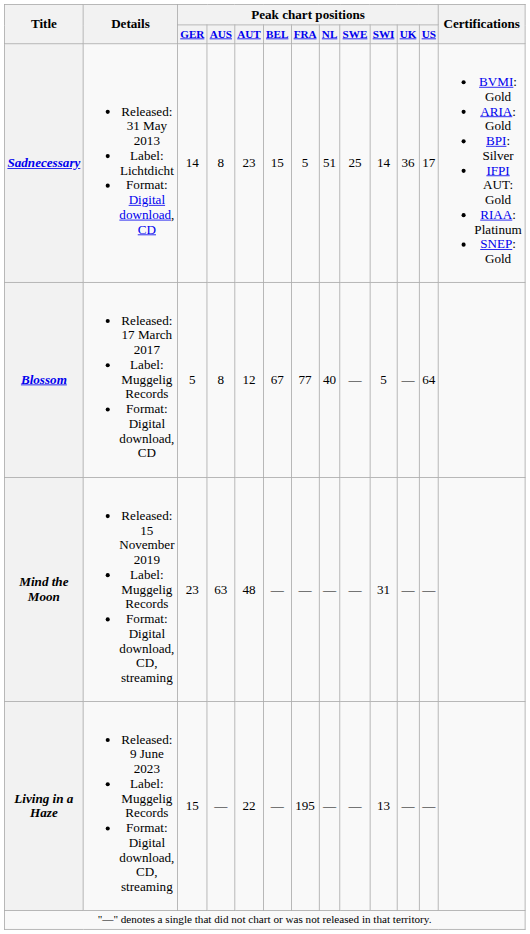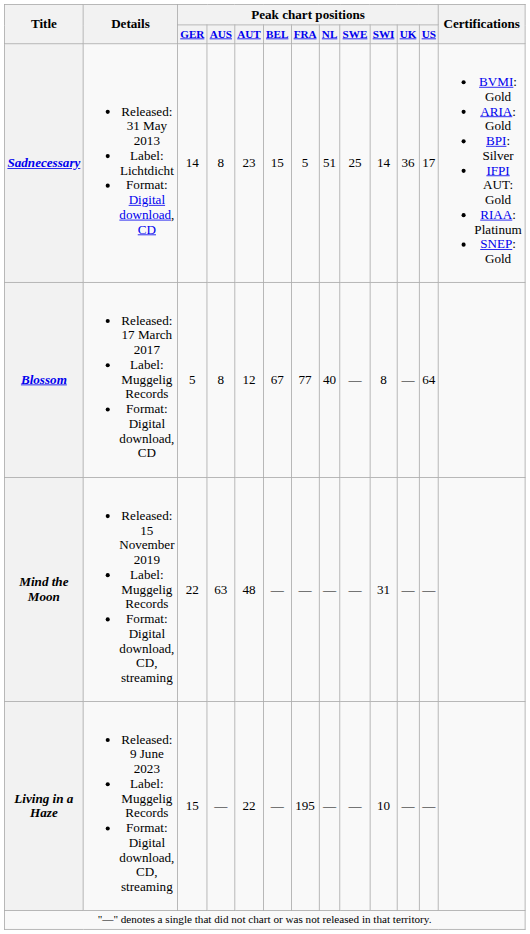(384, 379) 5 -> (384, 379) 8
(192, 589) 23 -> (192, 589) 22
(384, 806) 13 -> (384, 806) 10
